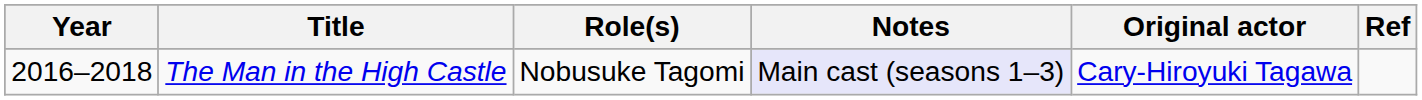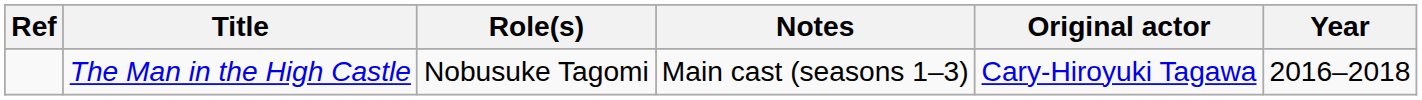columns swapped: (82, 26) <-> (1388, 26)
(911, 71) lavender background -> (815, 71) no background
